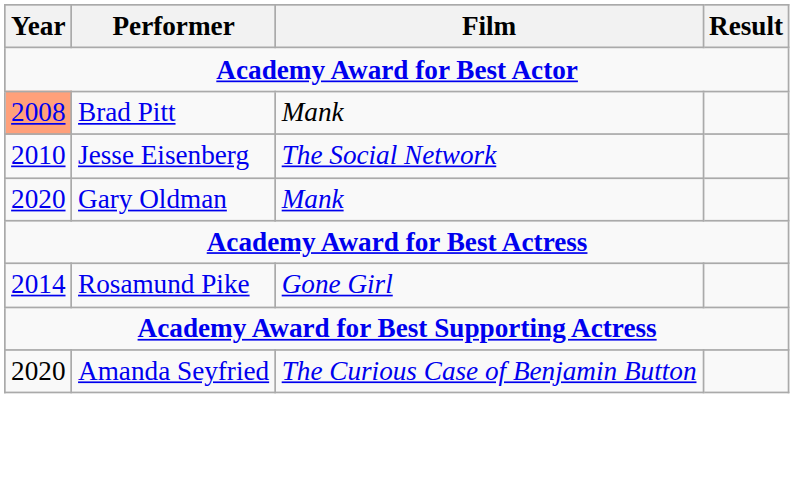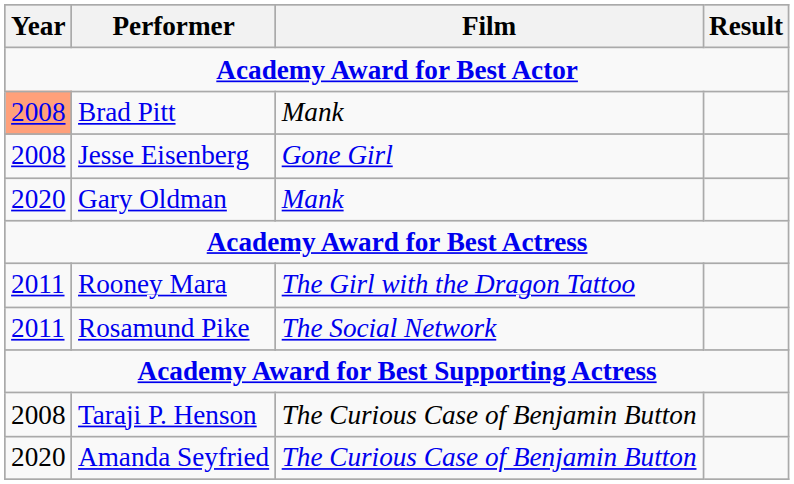(38, 155) 2010 -> (38, 155) 2008
(389, 155) The Social Network -> (337, 155) Gone Girl
+ row: (152, 284)
(38, 284) 2014 -> (38, 328) 2011
(337, 284) Gone Girl -> (389, 328) The Social Network
+ row: (167, 414)
